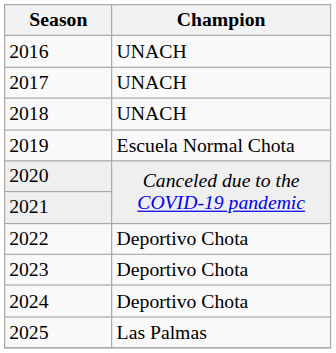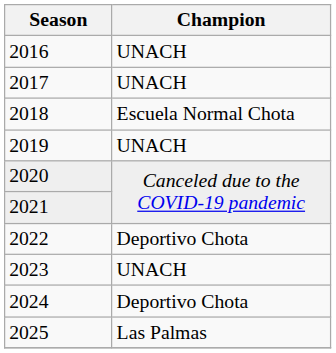(152, 113) UNACH -> (206, 113) Escuela Normal Chota
(206, 144) Escuela Normal Chota -> (152, 144) UNACH
(182, 269) Deportivo Chota -> (152, 269) UNACH
